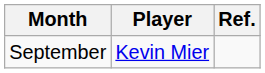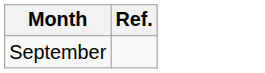- column: (162, 20)
